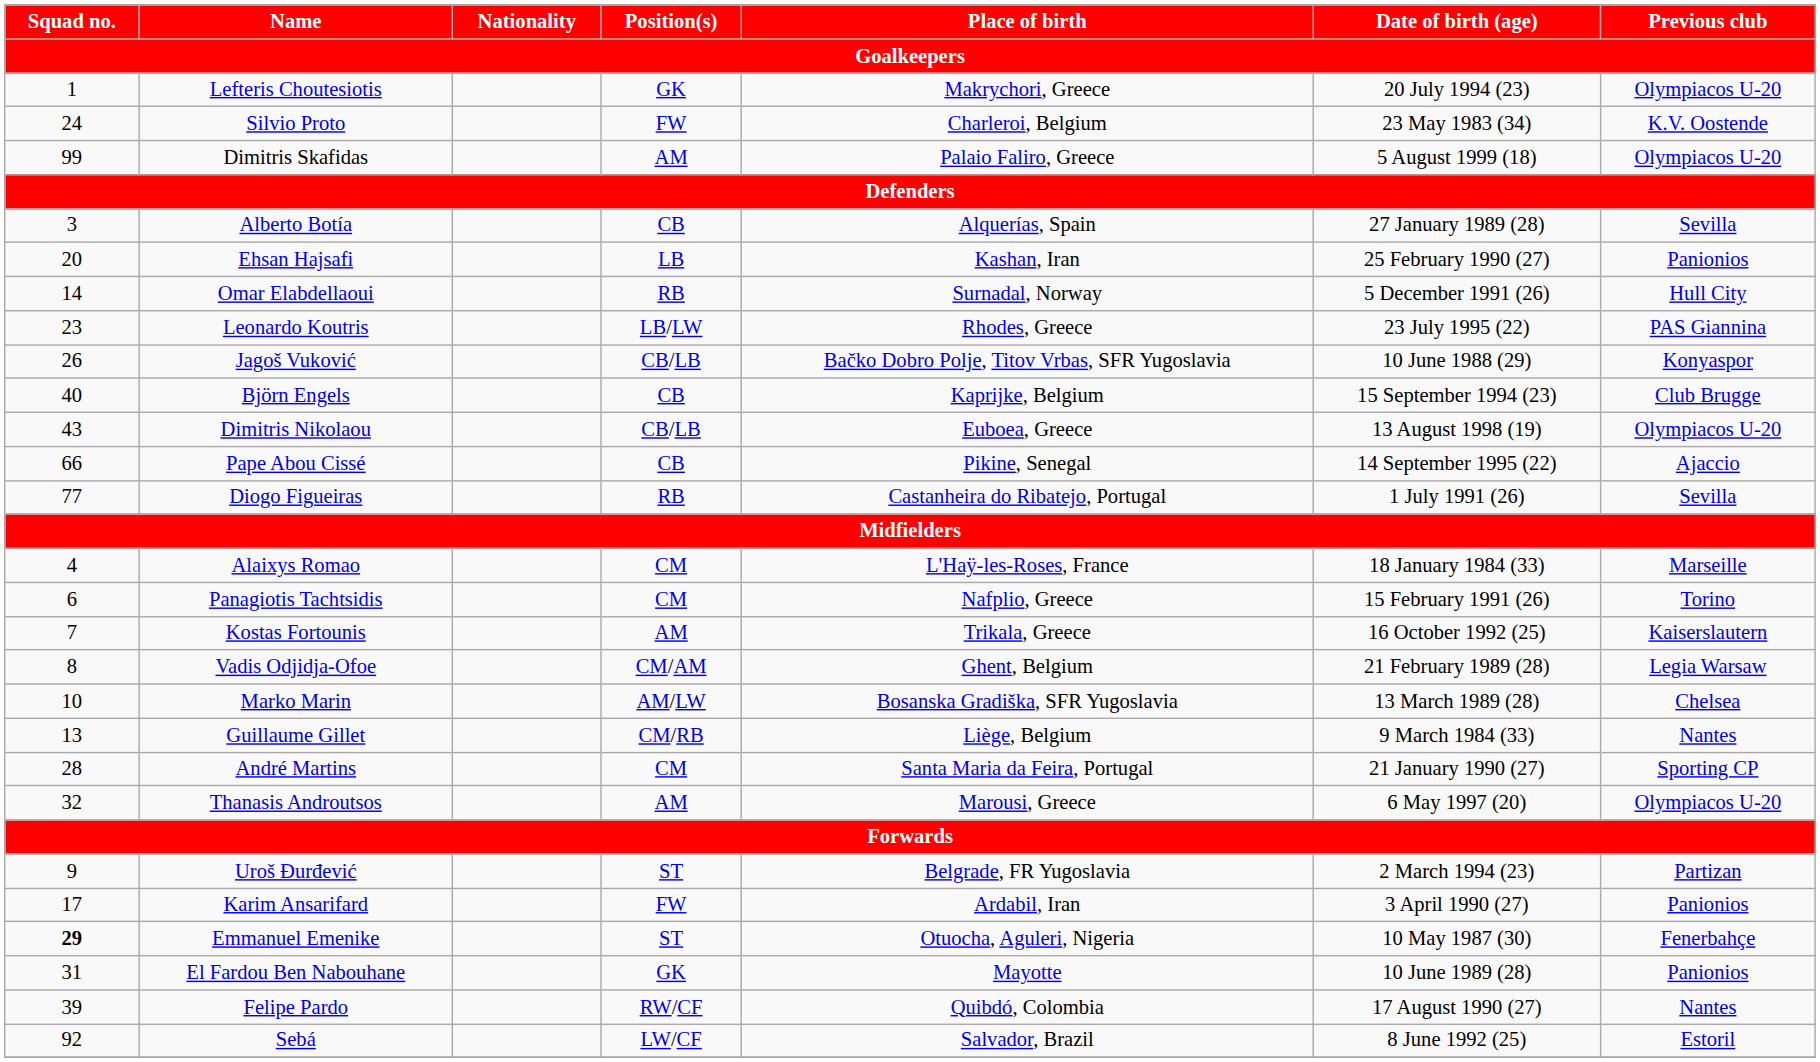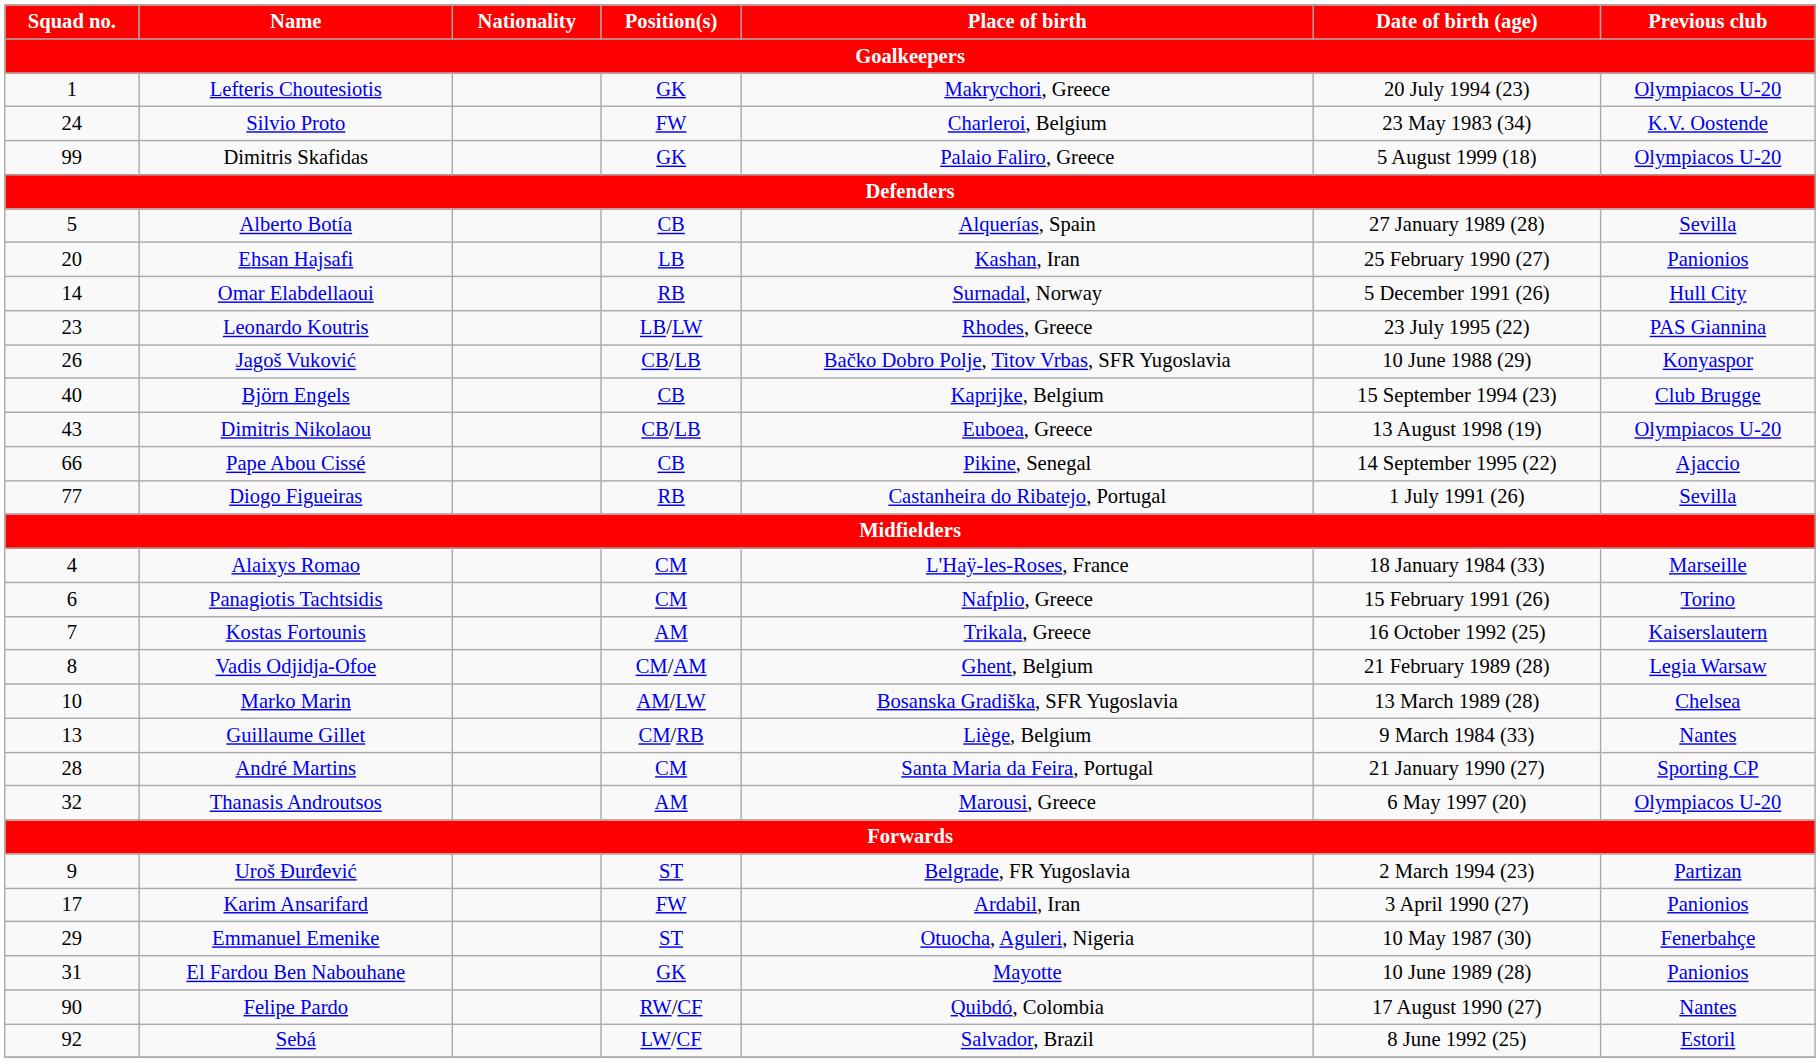(671, 157) AM -> (671, 157) GK
(72, 225) 3 -> (72, 225) 5
(72, 938) bold -> (72, 938) normal
(72, 1006) 39 -> (72, 1006) 90
